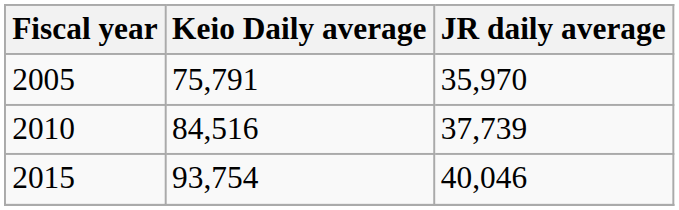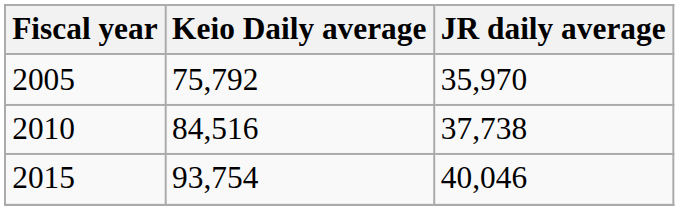(215, 79) 75,791 -> (215, 79) 75,792
(484, 128) 37,739 -> (484, 128) 37,738
